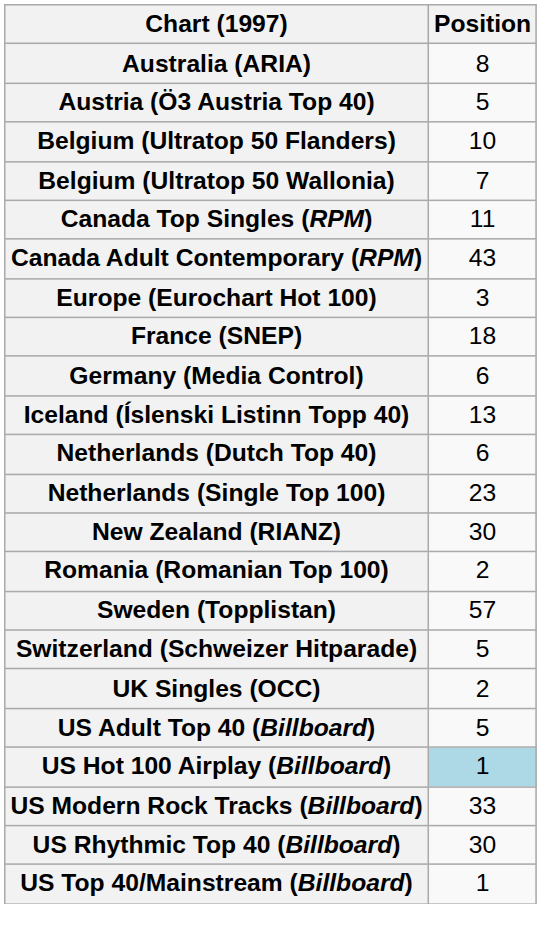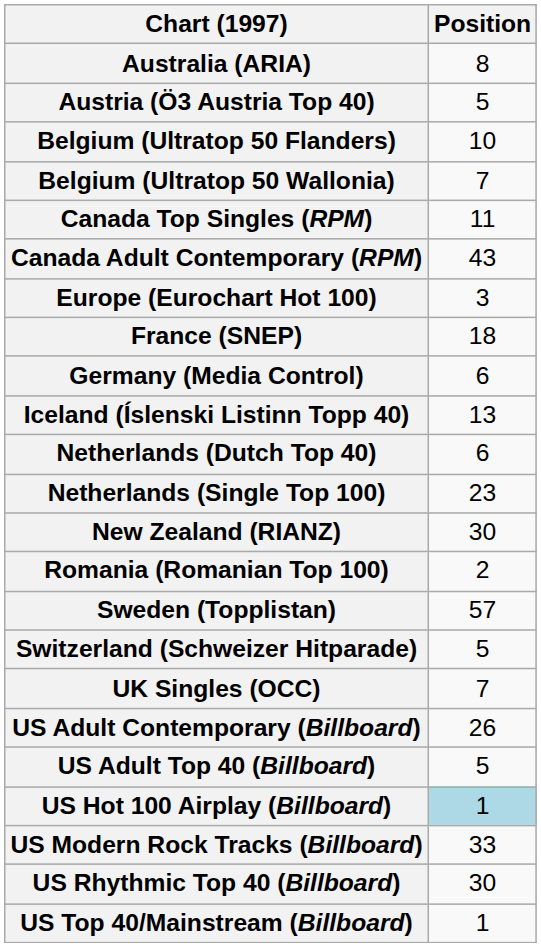(483, 688) 2 -> (483, 688) 7
+ row: (217, 727)
